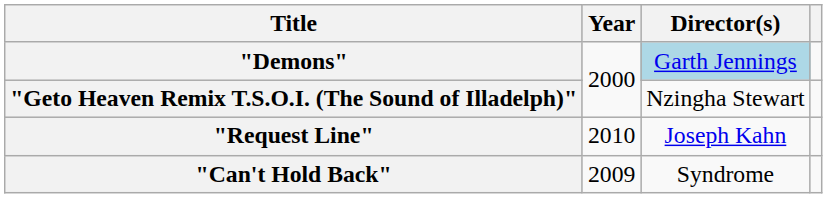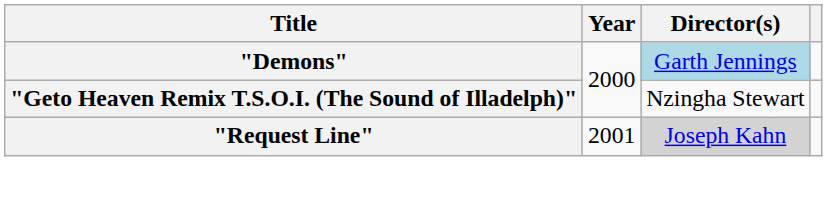(612, 135) 2010 -> (612, 135) 2001
(725, 135) no background -> (725, 135) lightgrey background
- row: (294, 173)
